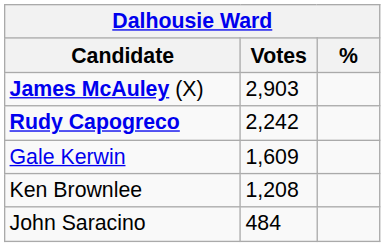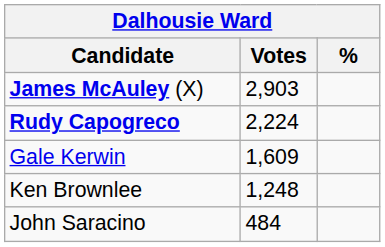(272, 122) 2,242 -> (272, 122) 2,224
(272, 190) 1,208 -> (272, 190) 1,248
